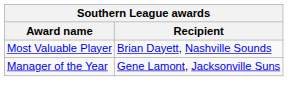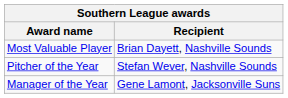+ row: (53, 66)
